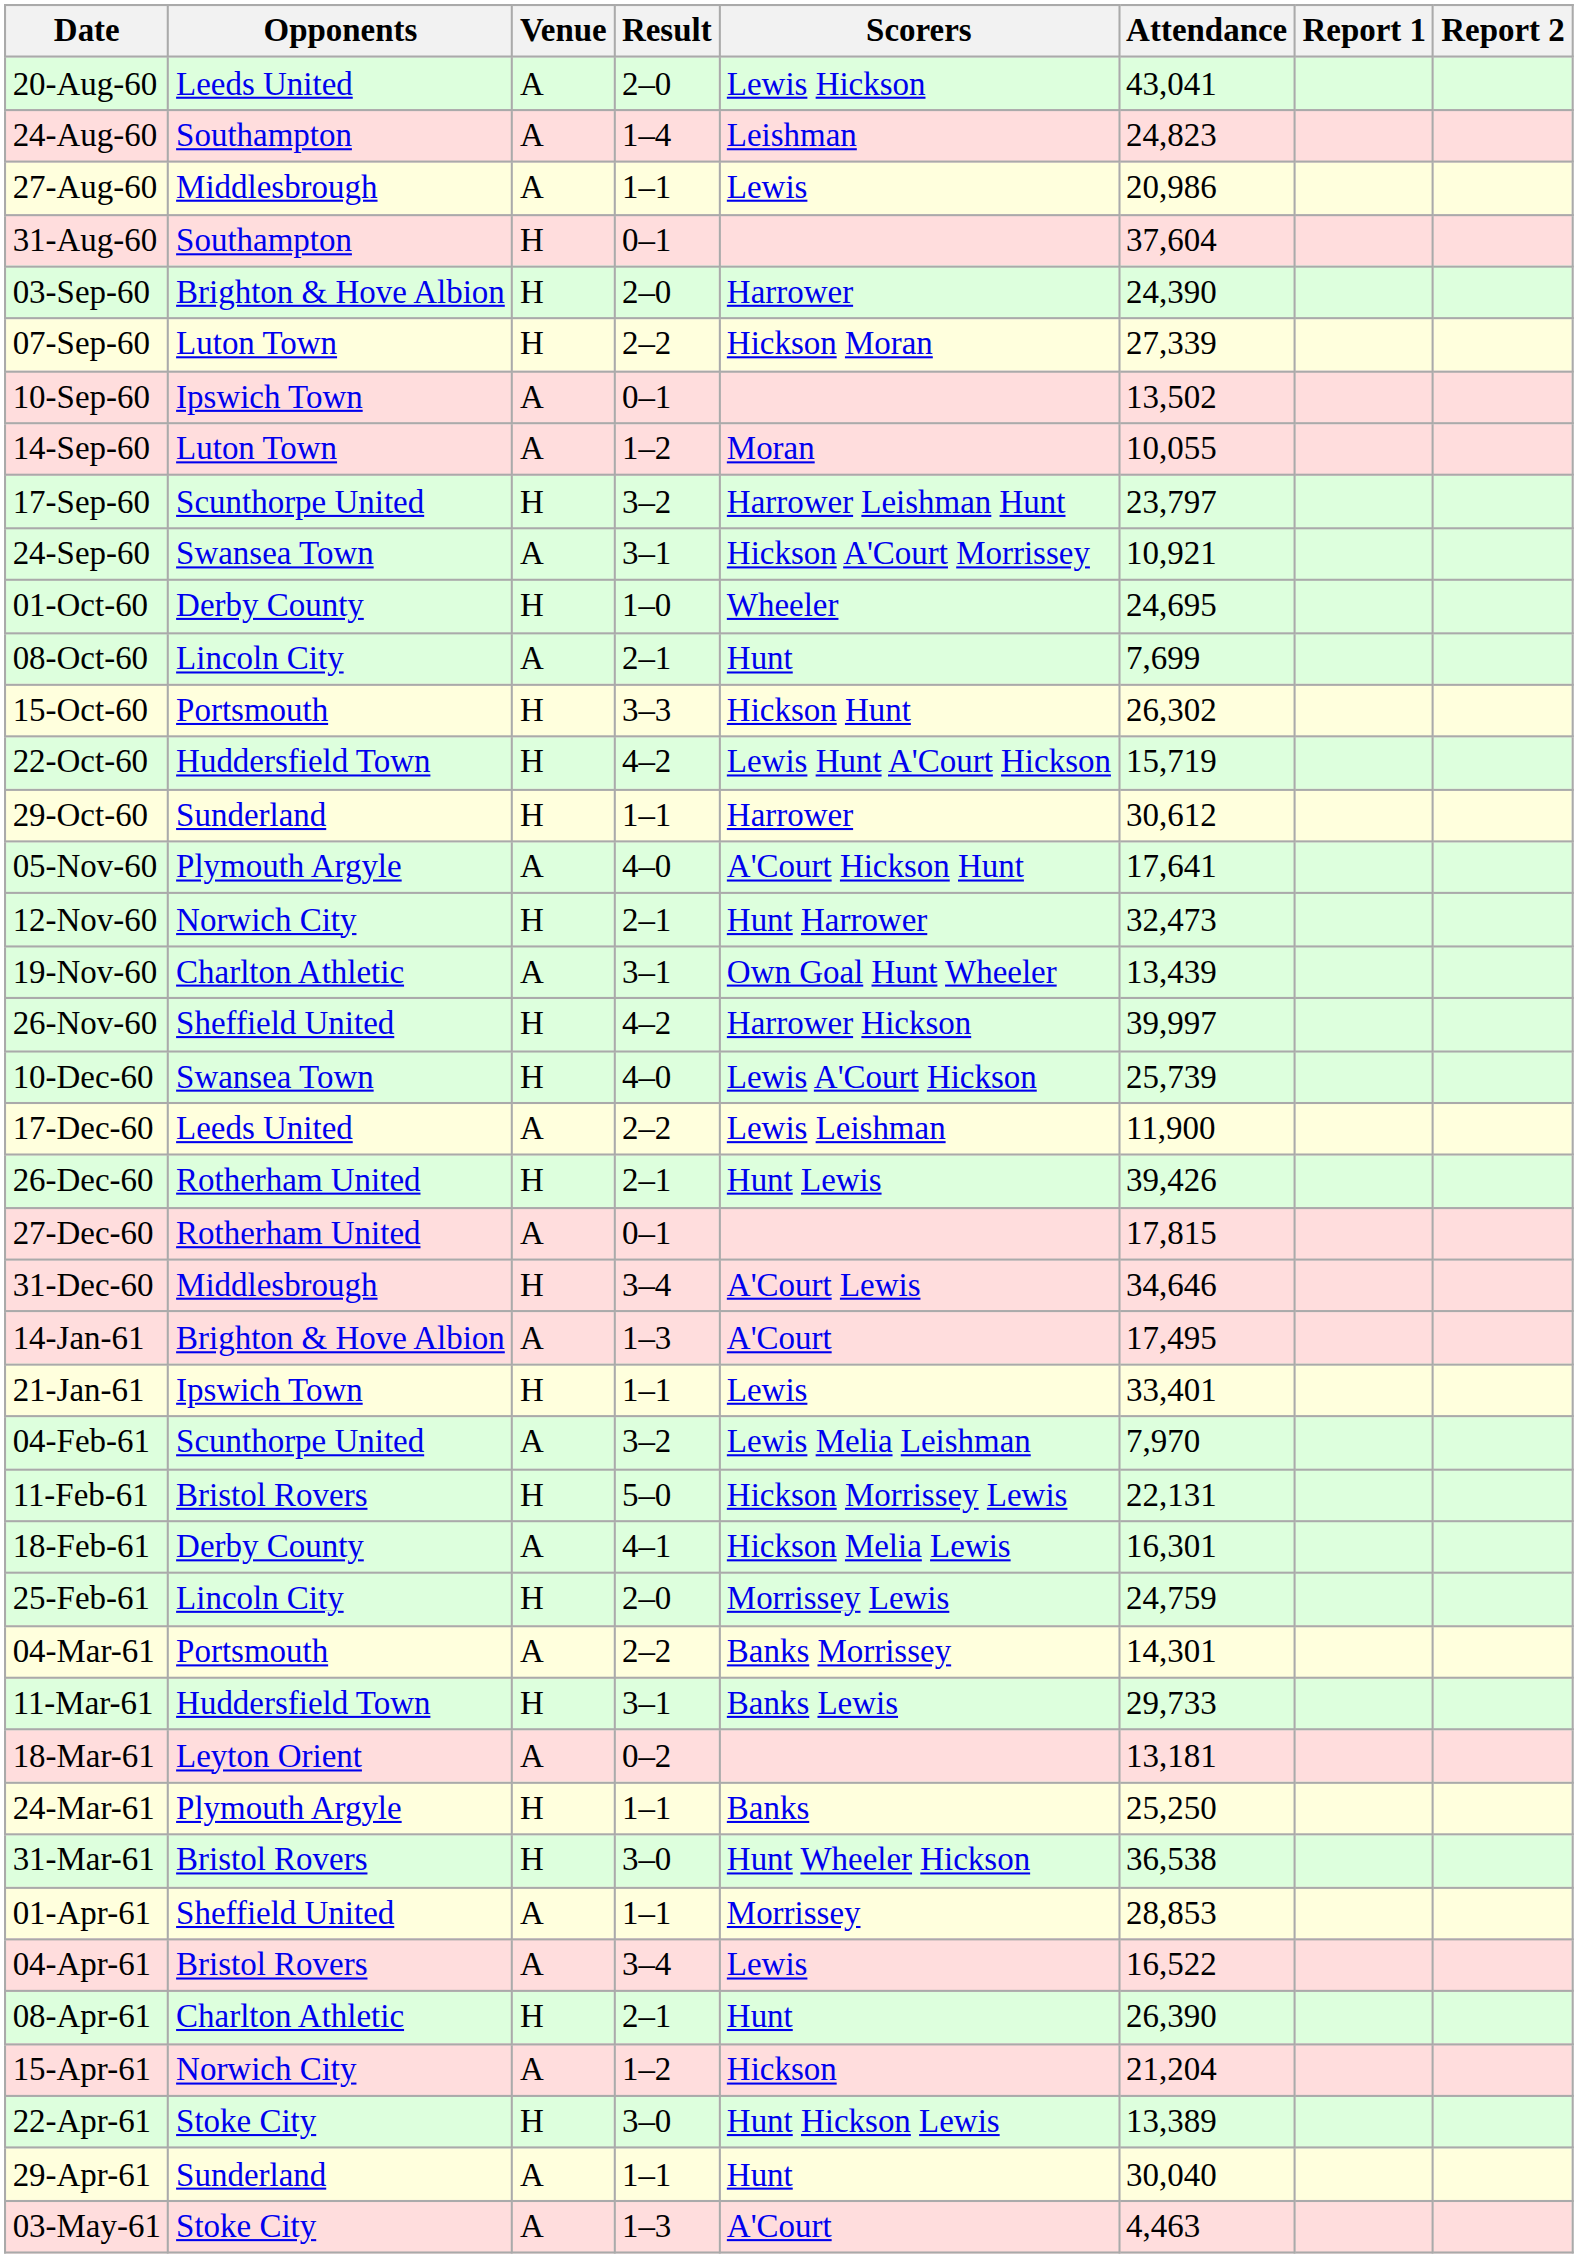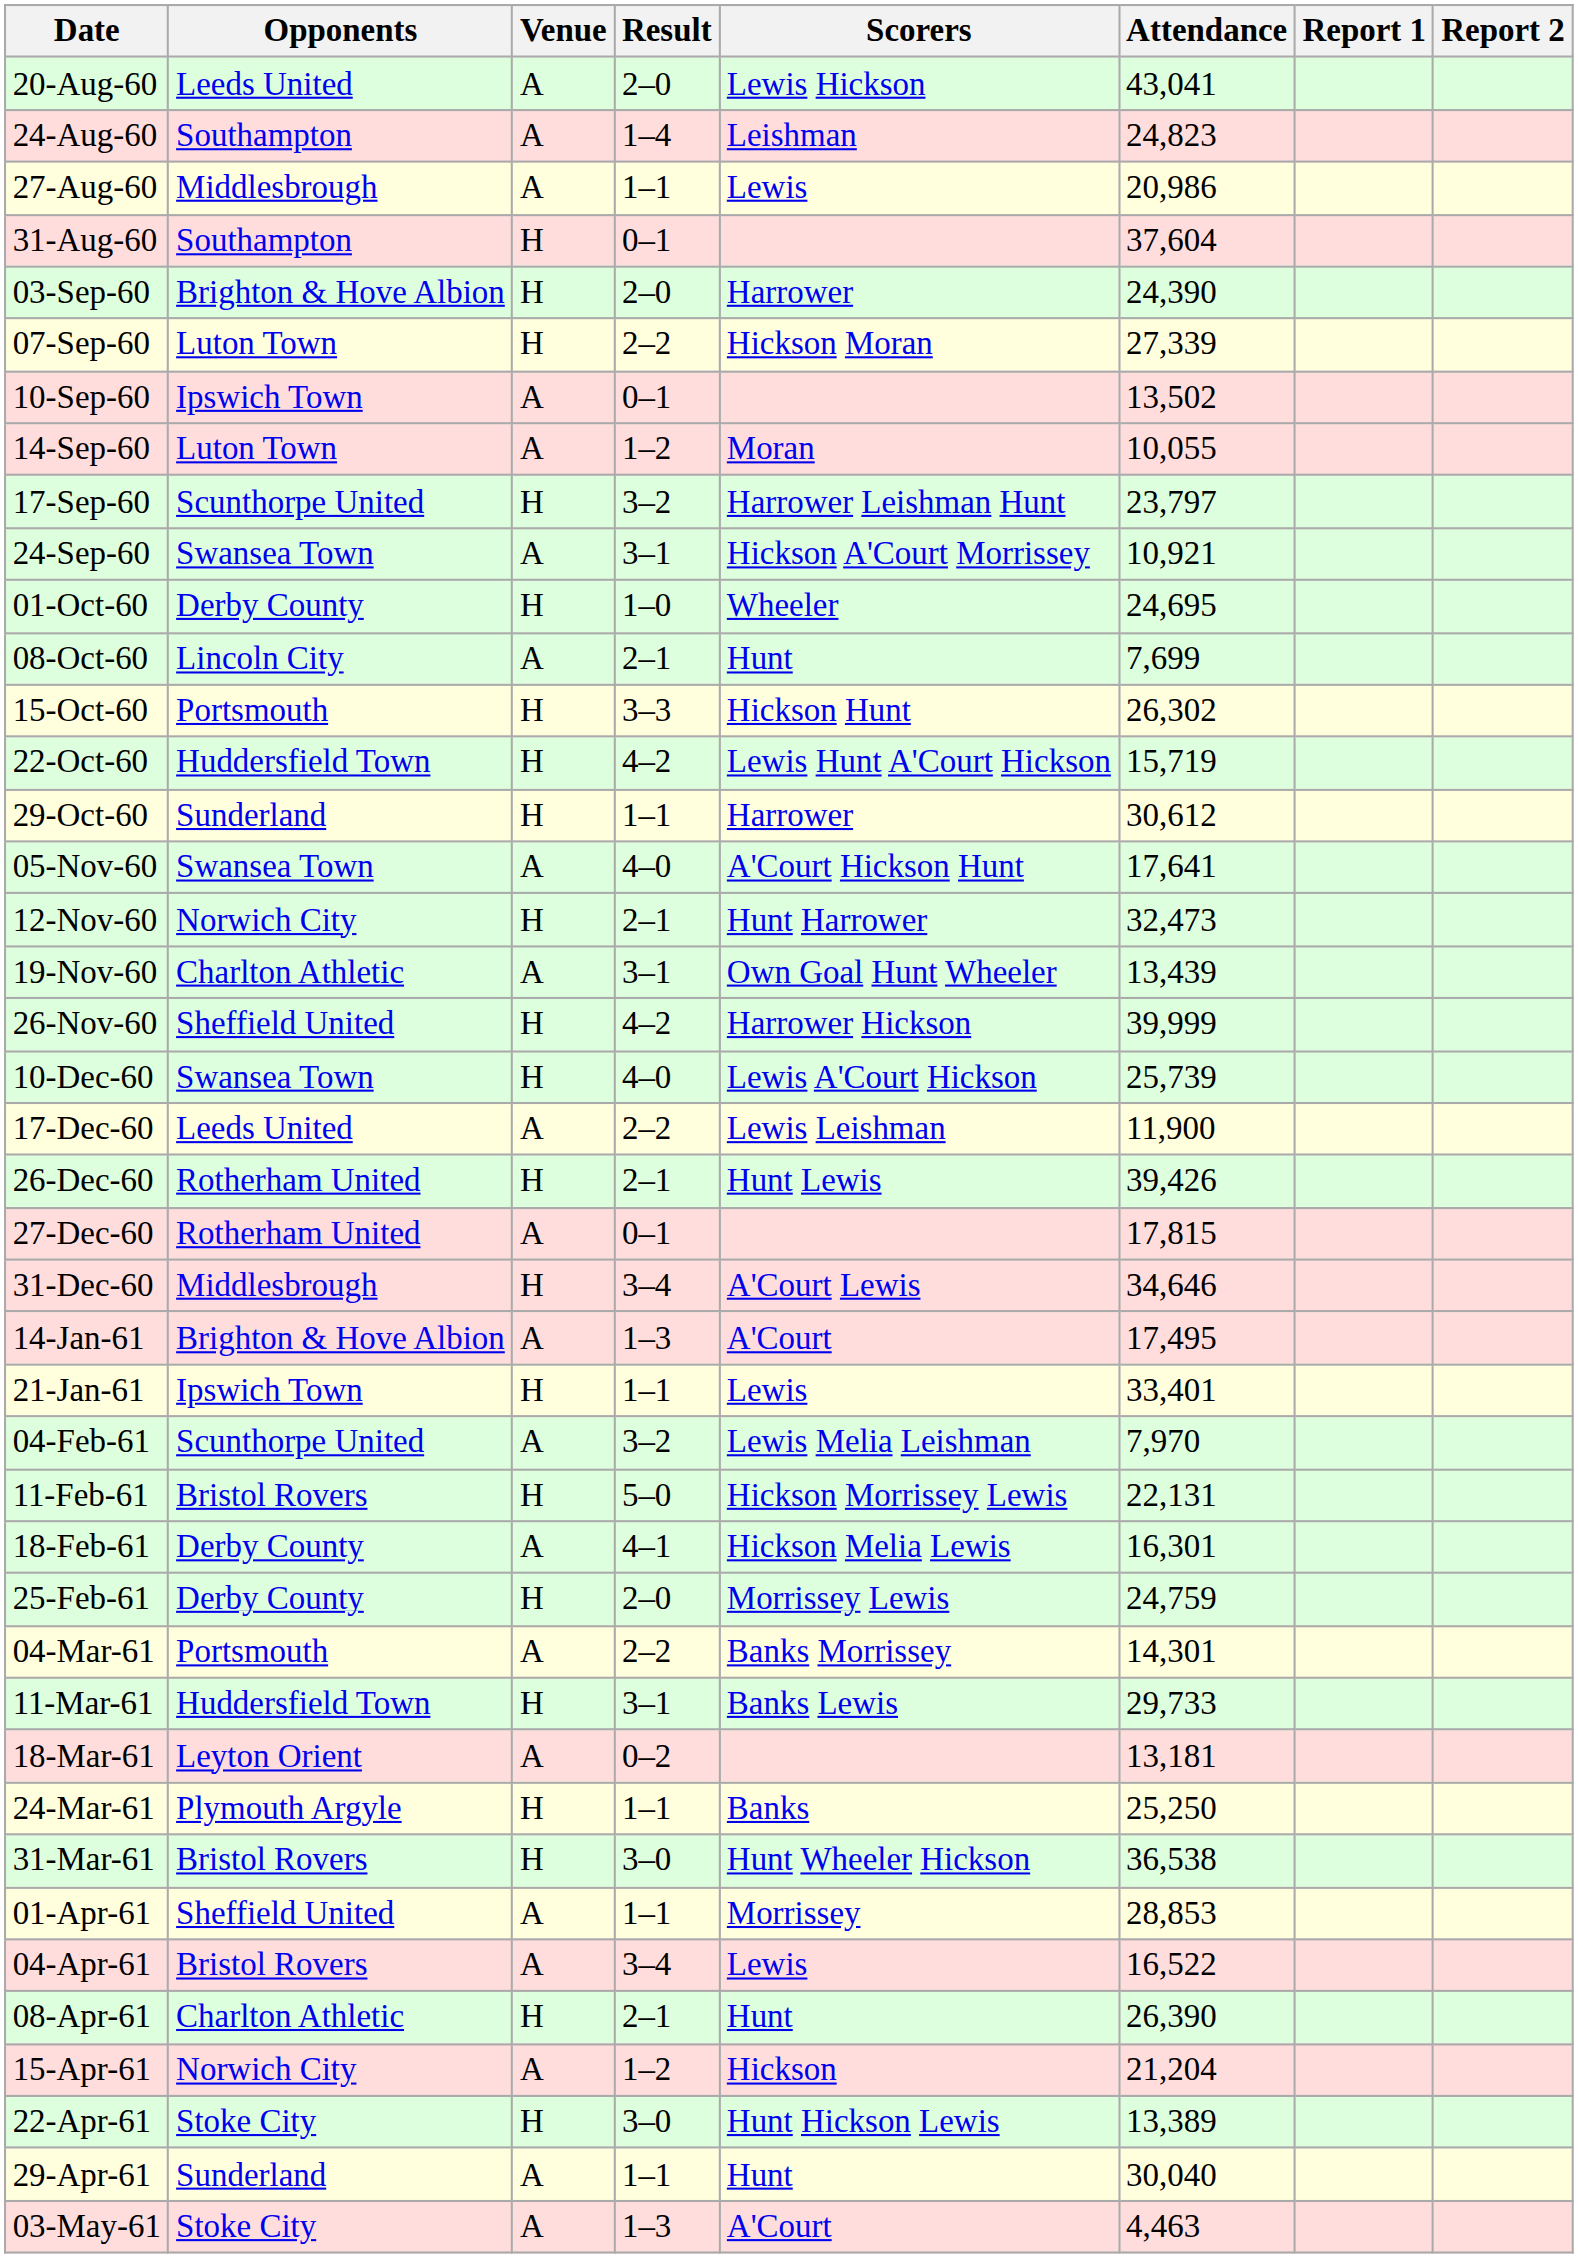(289, 866) Plymouth Argyle -> (275, 866) Swansea Town
(1171, 1023) 39,997 -> (1171, 1023) 39,999
(260, 1598) Lincoln City -> (270, 1598) Derby County
